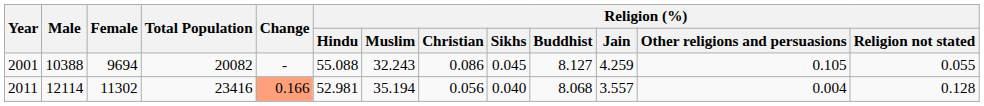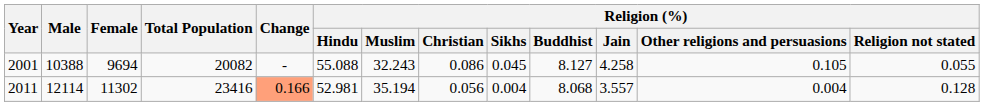(617, 64) 4.259 -> (617, 64) 4.258
(509, 88) 0.040 -> (509, 88) 0.004
